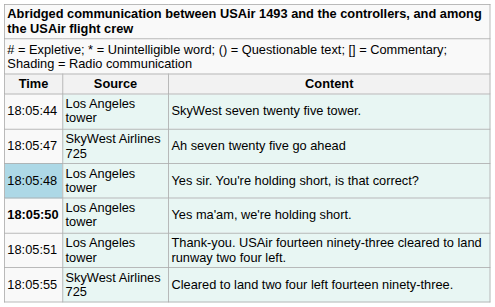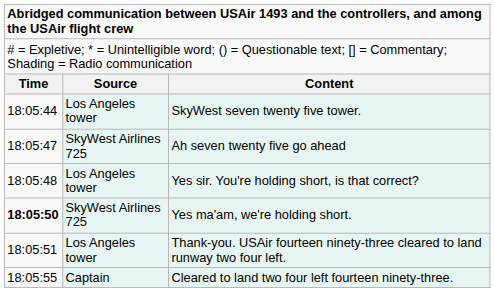(32, 180) lightblue background -> (32, 180) no background
(100, 215) Los Angeles tower -> (113, 215) SkyWest Airlines 725
(113, 285) SkyWest Airlines 725 -> (88, 277) Captain
